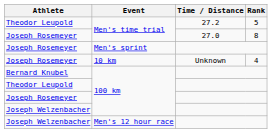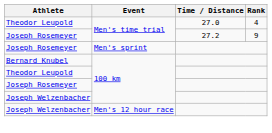(211, 23) 27.2 -> (211, 23) 27.0
(256, 23) 5 -> (256, 23) 4
(211, 35) 27.0 -> (211, 35) 27.2
(256, 35) 8 -> (256, 35) 9
- row: (42, 60)
